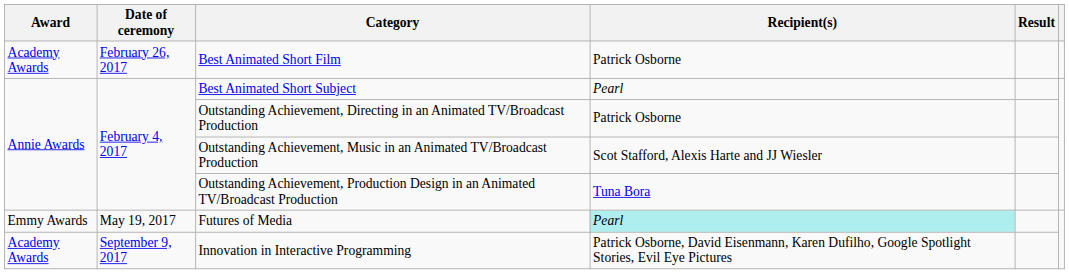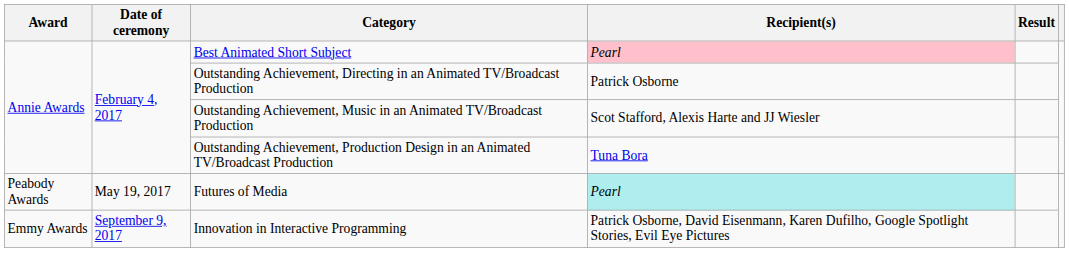- row: (270, 59)
(608, 89) no background -> (606, 52) pink background
(48, 221) Emmy Awards -> (31, 191) Peabody Awards
(34, 250) Academy Awards -> (48, 228) Emmy Awards
